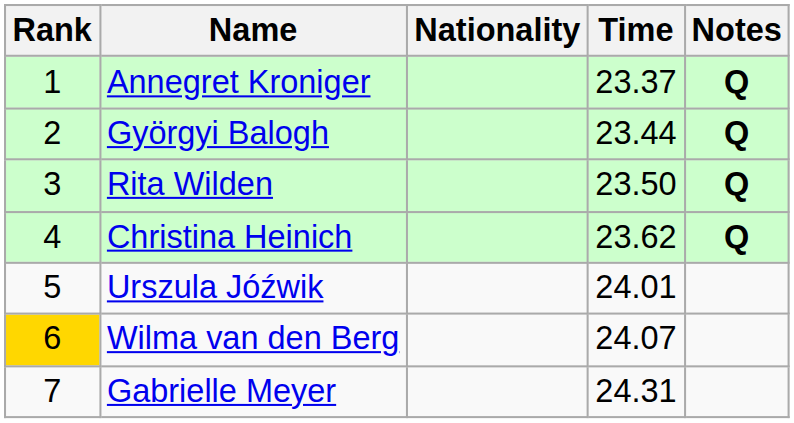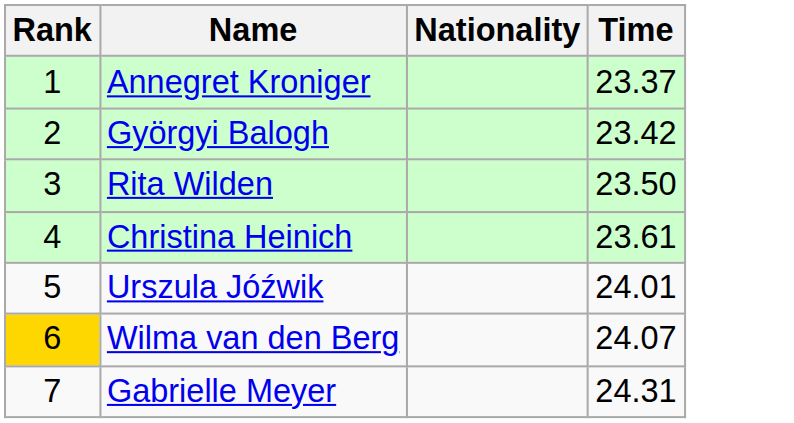- column: (737, 30)
(636, 133) 23.44 -> (636, 133) 23.42
(636, 236) 23.62 -> (636, 236) 23.61
